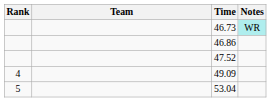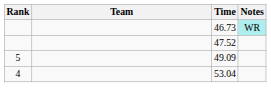- row: (225, 43)
(18, 74) 4 -> (18, 58) 5
(18, 89) 5 -> (18, 74) 4
